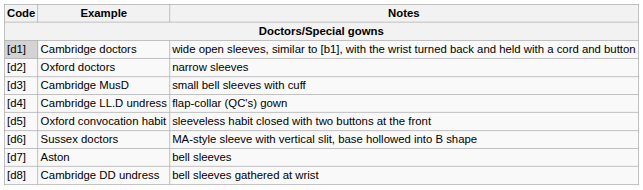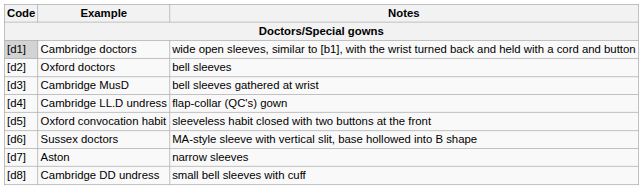(210, 67) narrow sleeves -> (202, 67) bell sleeves
(239, 85) small bell sleeves with cuff -> (245, 85) bell sleeves gathered at wrist
(202, 157) bell sleeves -> (210, 157) narrow sleeves
(245, 175) bell sleeves gathered at wrist -> (239, 175) small bell sleeves with cuff
